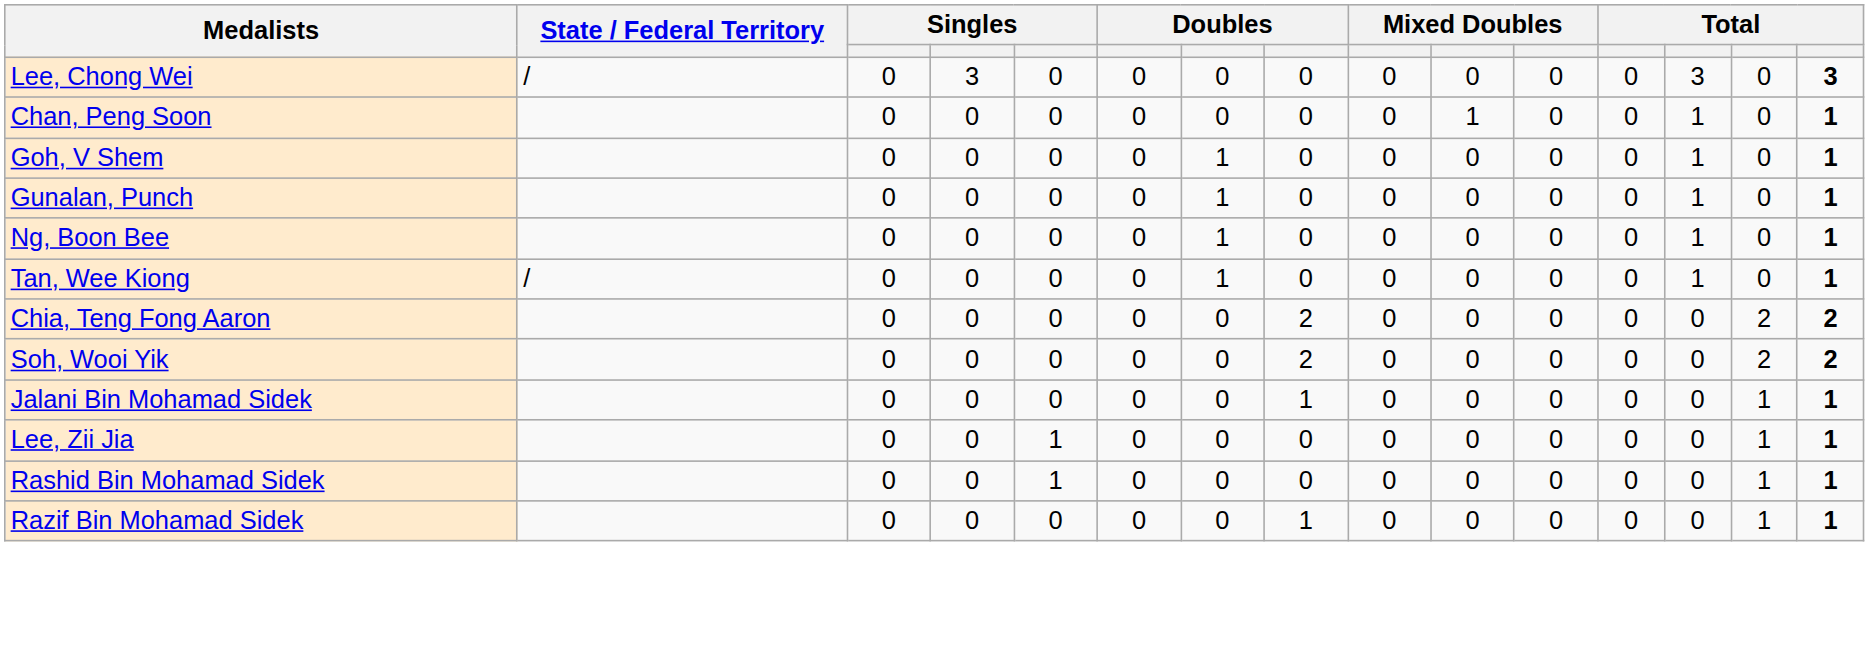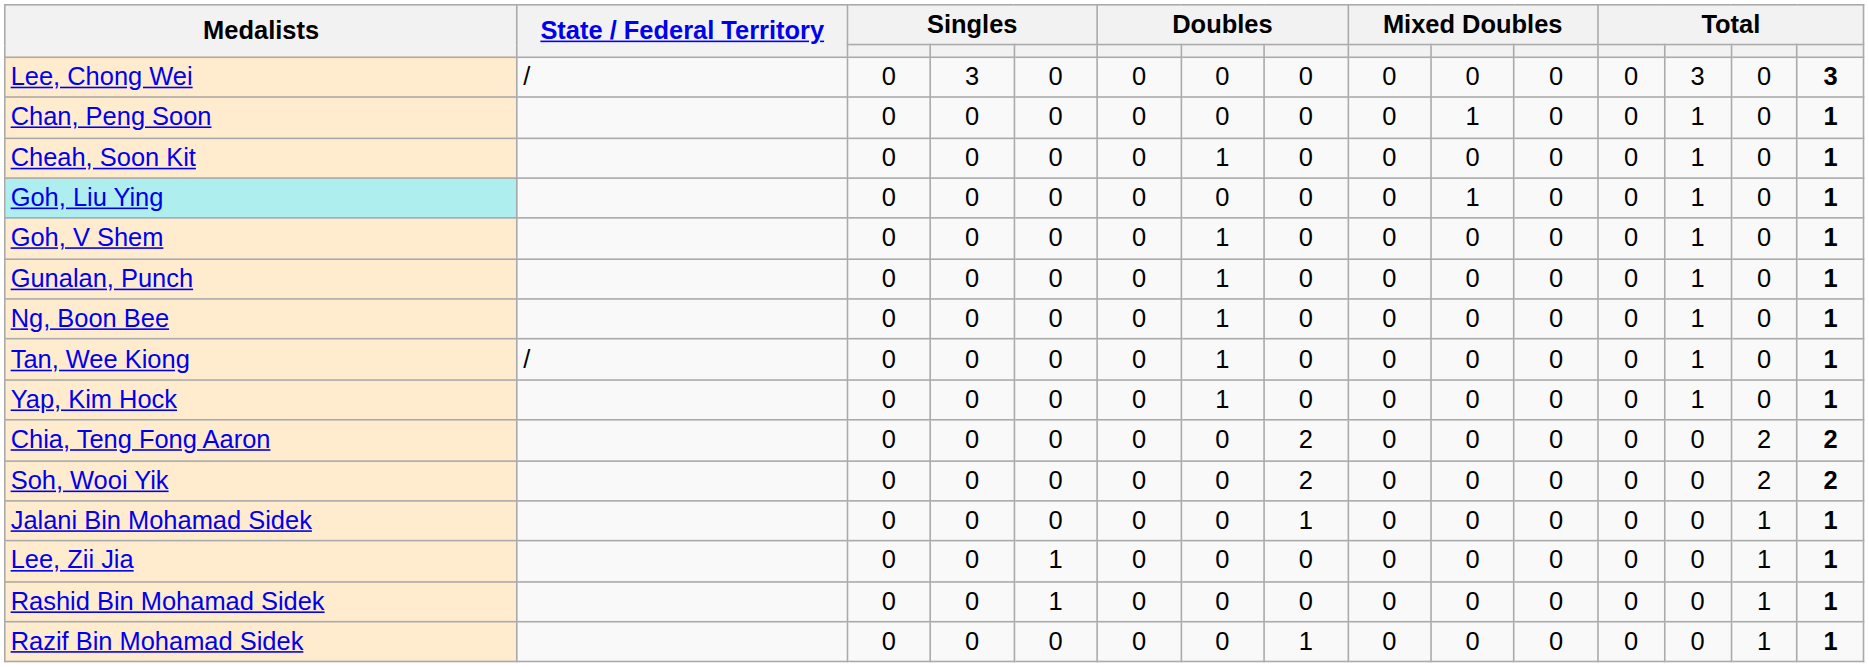+ row: (103, 157)
+ row: (87, 197)
+ row: (94, 399)
